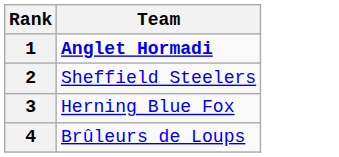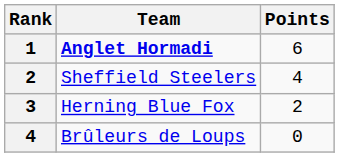+ column: (297, 19)
